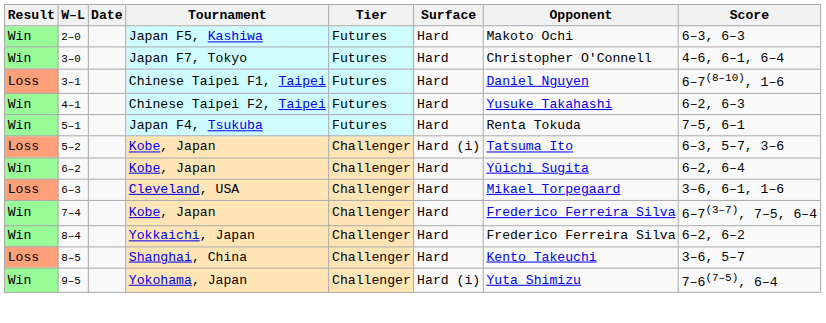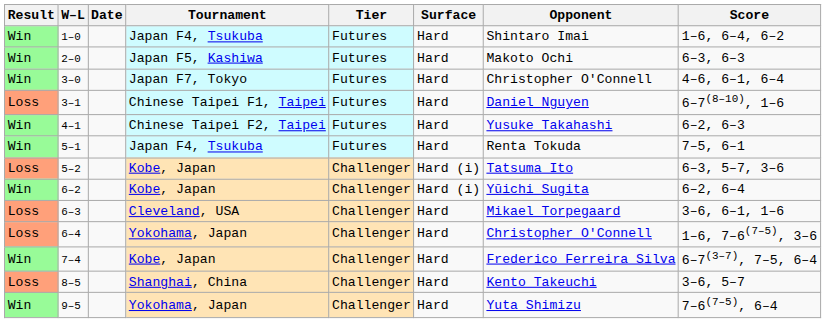+ row: (71, 37)
(433, 168) Hard -> (449, 190) Hard (i)
+ row: (71, 235)
- row: (71, 236)
(449, 280) Hard (i) -> (433, 305) Hard
